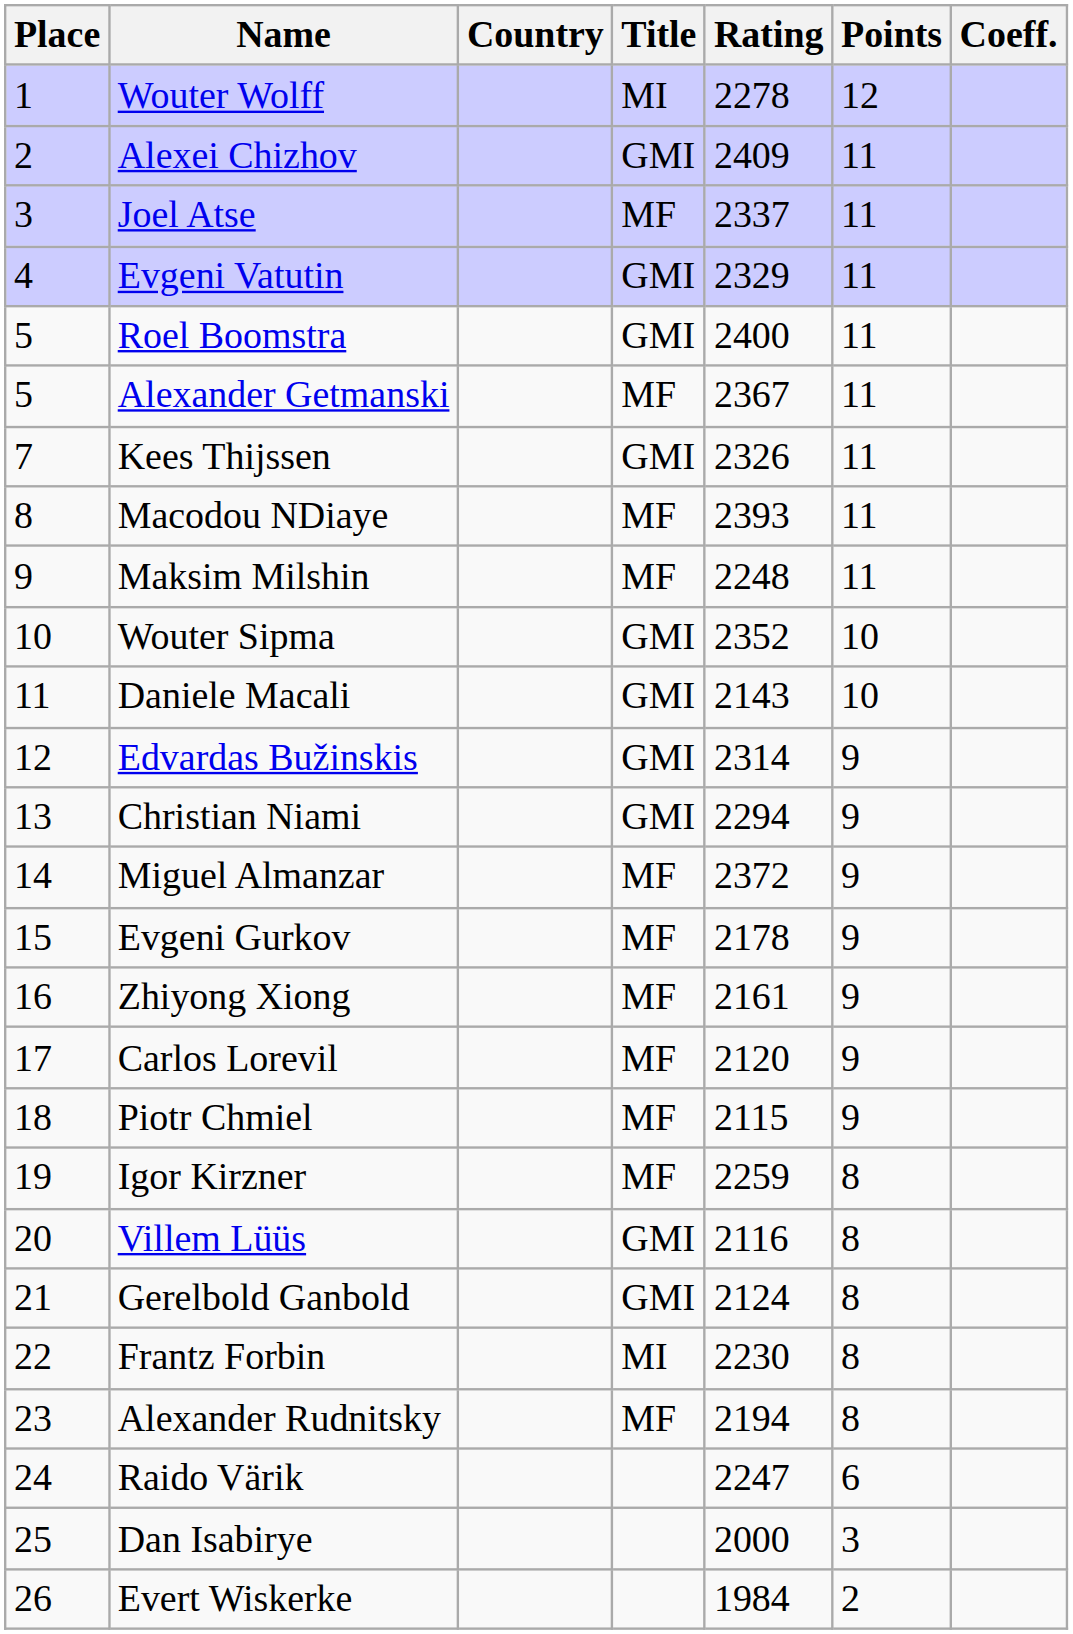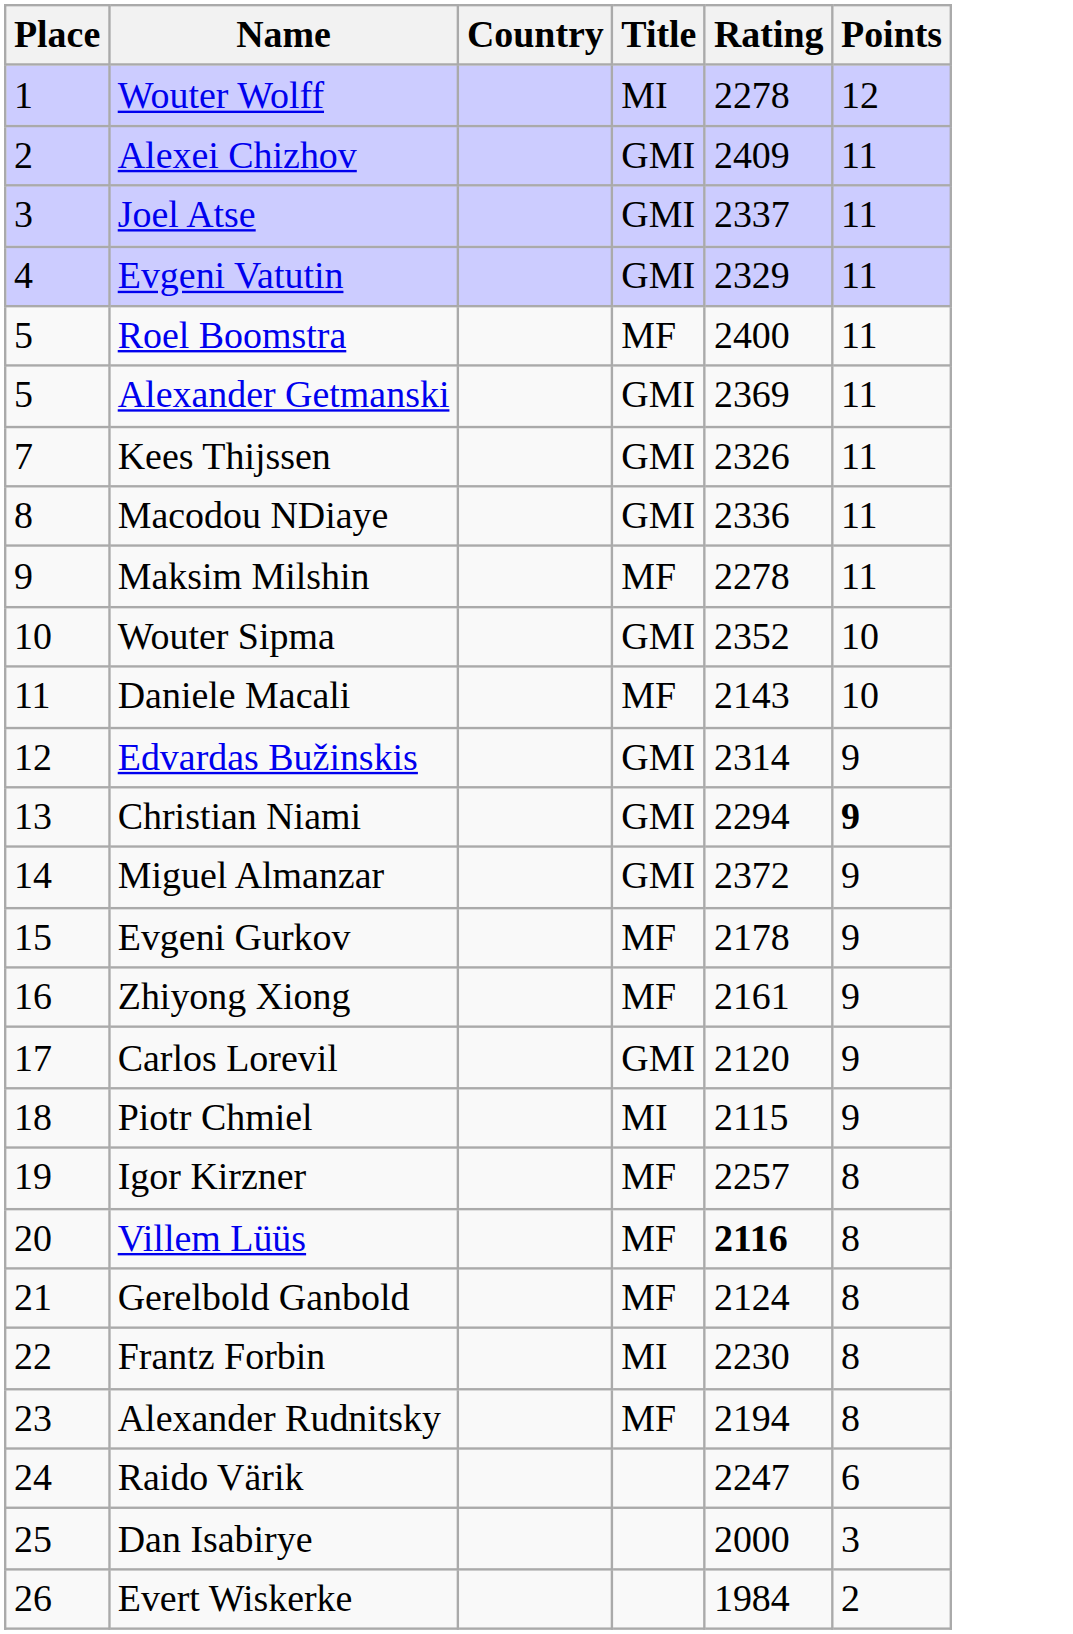- column: (1009, 34)
(649, 214) MF -> (658, 214) GMI
(658, 335) GMI -> (649, 335) MF
(649, 395) MF -> (658, 395) GMI
(752, 395) 2367 -> (752, 395) 2369
(649, 515) MF -> (658, 515) GMI
(752, 515) 2393 -> (752, 515) 2336
(752, 575) 2248 -> (752, 575) 2278
(658, 696) GMI -> (649, 696) MF
(850, 816) normal -> (850, 816) bold
(649, 876) MF -> (658, 876) GMI
(649, 1056) MF -> (658, 1056) GMI
(649, 1117) MF -> (644, 1117) MI
(752, 1177) 2259 -> (752, 1177) 2257
(658, 1237) GMI -> (649, 1237) MF
(751, 1237) normal -> (751, 1237) bold
(658, 1297) GMI -> (649, 1297) MF
